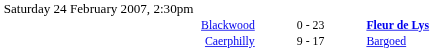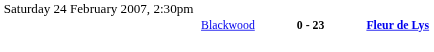(311, 25) normal -> (311, 25) bold
- row: (230, 41)
